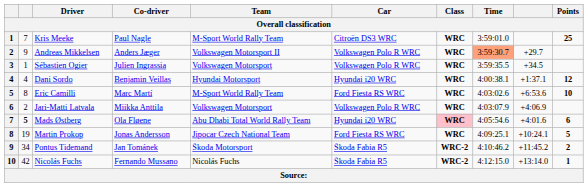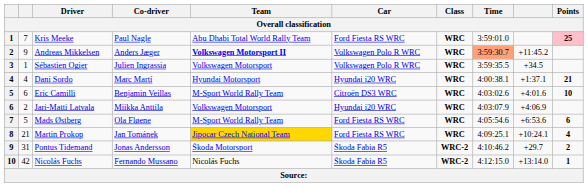(238, 38) M-Sport World Rally Team -> (251, 38) Abu Dhabi Total World Rally Team
(365, 38) Citroën DS3 WRC -> (369, 38) Ford Fiesta RS WRC
(568, 38) no background -> (568, 38) pink background
(236, 51) normal -> (239, 51) bold
(533, 51) +29.7 -> (533, 51) +11:45.2
(143, 79) Benjamin Veillas -> (133, 79) Marc Martí
(568, 79) 12 -> (568, 79) 21
(26, 93) 8 -> (26, 93) 6
(133, 93) Marc Martí -> (143, 93) Benjamin Veillas
(369, 93) Ford Fiesta RS WRC -> (365, 93) Citroën DS3 WRC
(533, 93) +6:53.6 -> (533, 93) +4:01.6
(377, 106) Volkswagen Polo R WRC -> (365, 106) Hyundai i20 WRC
(26, 120) bold -> (26, 120) normal
(251, 120) Abu Dhabi Total World Rally Team -> (238, 120) M-Sport World Rally Team
(365, 120) Hyundai i20 WRC -> (369, 120) Ford Fiesta RS WRC
(455, 120) pink background -> (455, 120) no background
(533, 120) +4:01.6 -> (533, 120) +6:53.6
(26, 134) 19 -> (26, 134) 21
(142, 134) Jonas Andersson -> (136, 134) Jan Tománek
(241, 134) no background -> (241, 134) gold background
(568, 134) 5 -> (568, 134) 4
(26, 147) 34 -> (26, 147) 31
(136, 147) Jan Tománek -> (142, 147) Jonas Andersson
(533, 147) +11:45.2 -> (533, 147) +29.7
